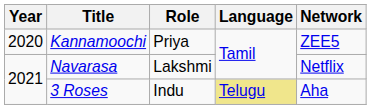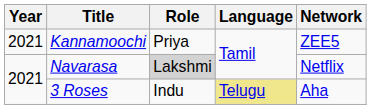(26, 41) 2020 -> (26, 41) 2021
(183, 66) no background -> (183, 66) lightgrey background
